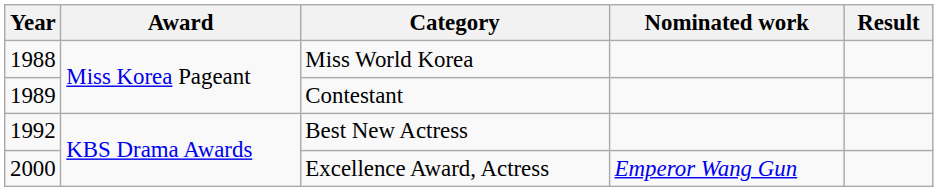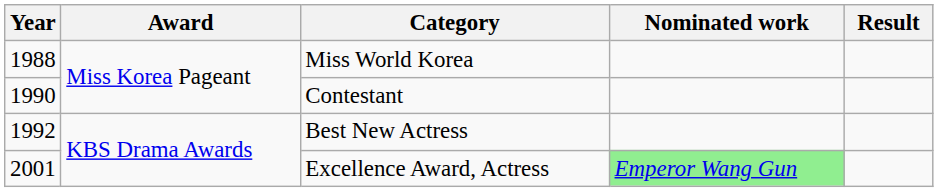(33, 95) 1989 -> (33, 95) 1990
(33, 167) 2000 -> (33, 167) 2001
(706, 167) no background -> (706, 167) lightgreen background
